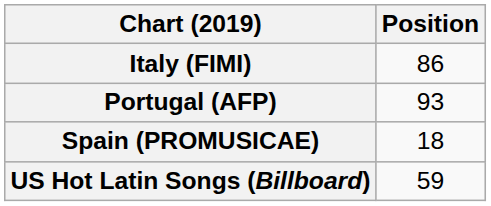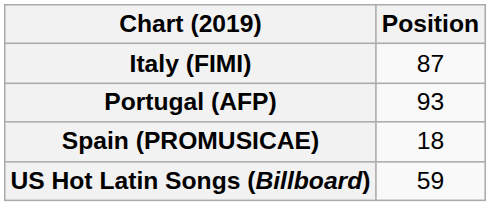(430, 63) 86 -> (430, 63) 87
